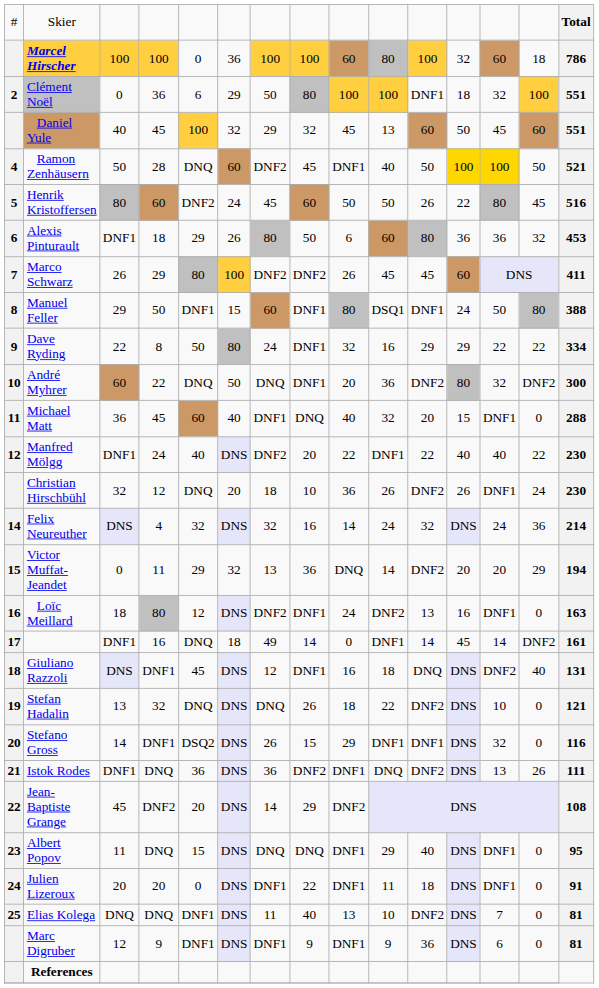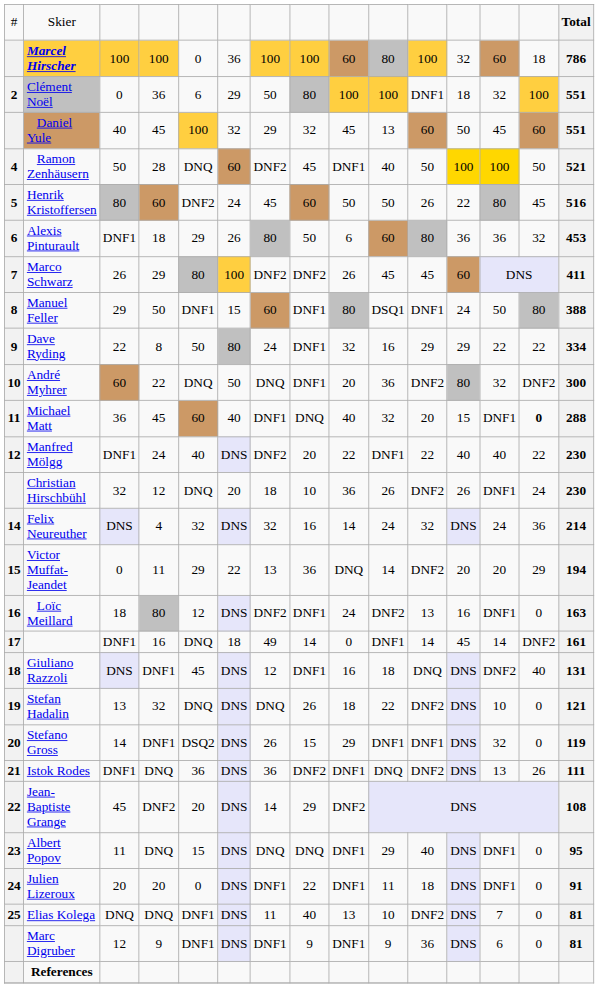(539, 418) normal -> (539, 418) bold
(234, 569) 32 -> (234, 569) 22
(576, 742) 116 -> (576, 742) 119
